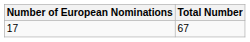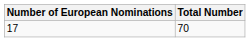(183, 28) 67 -> (183, 28) 70
